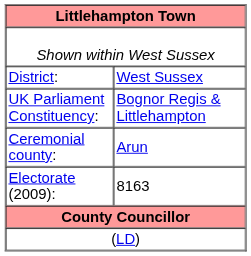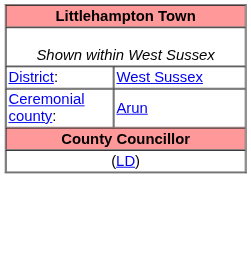- row: (56, 108)
- row: (42, 186)
